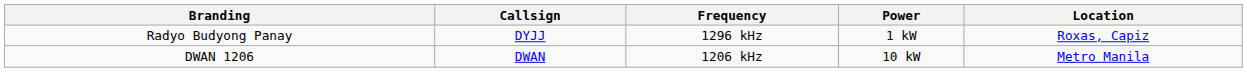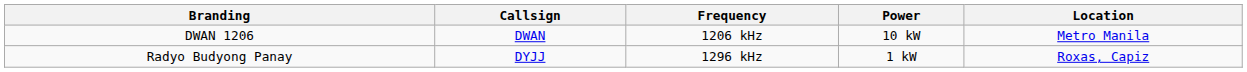rows swapped: (220, 56) <-> (220, 36)
